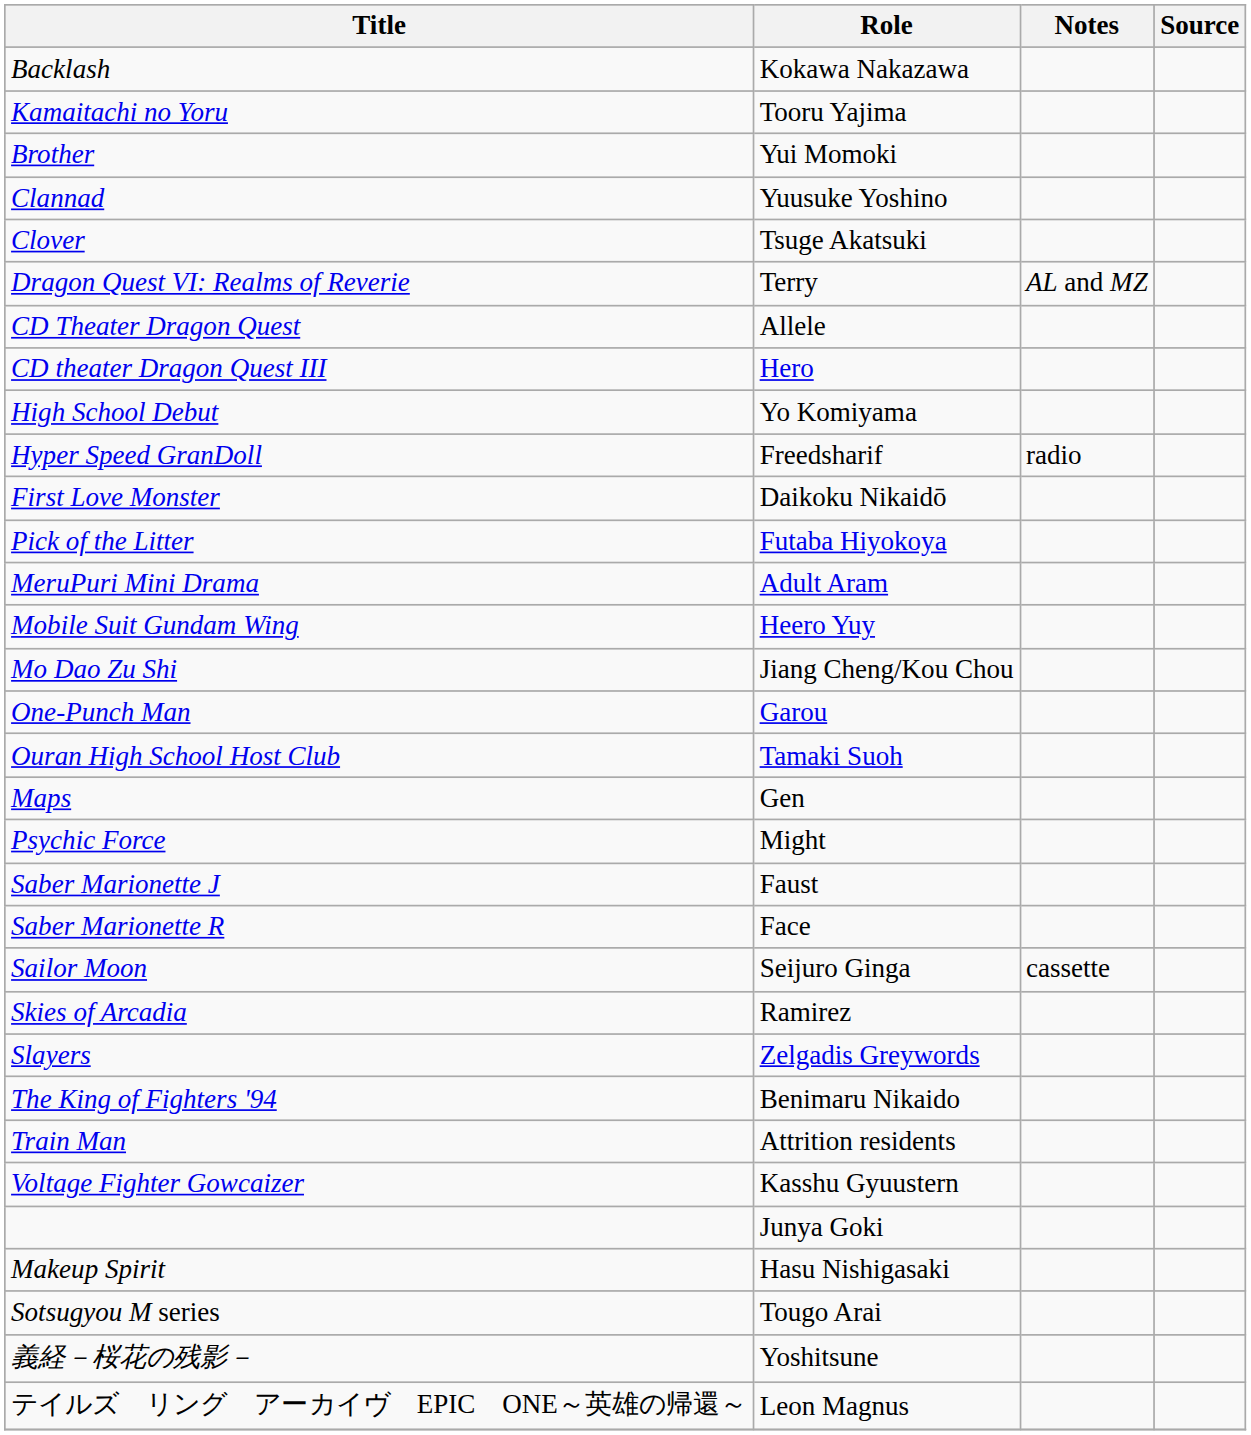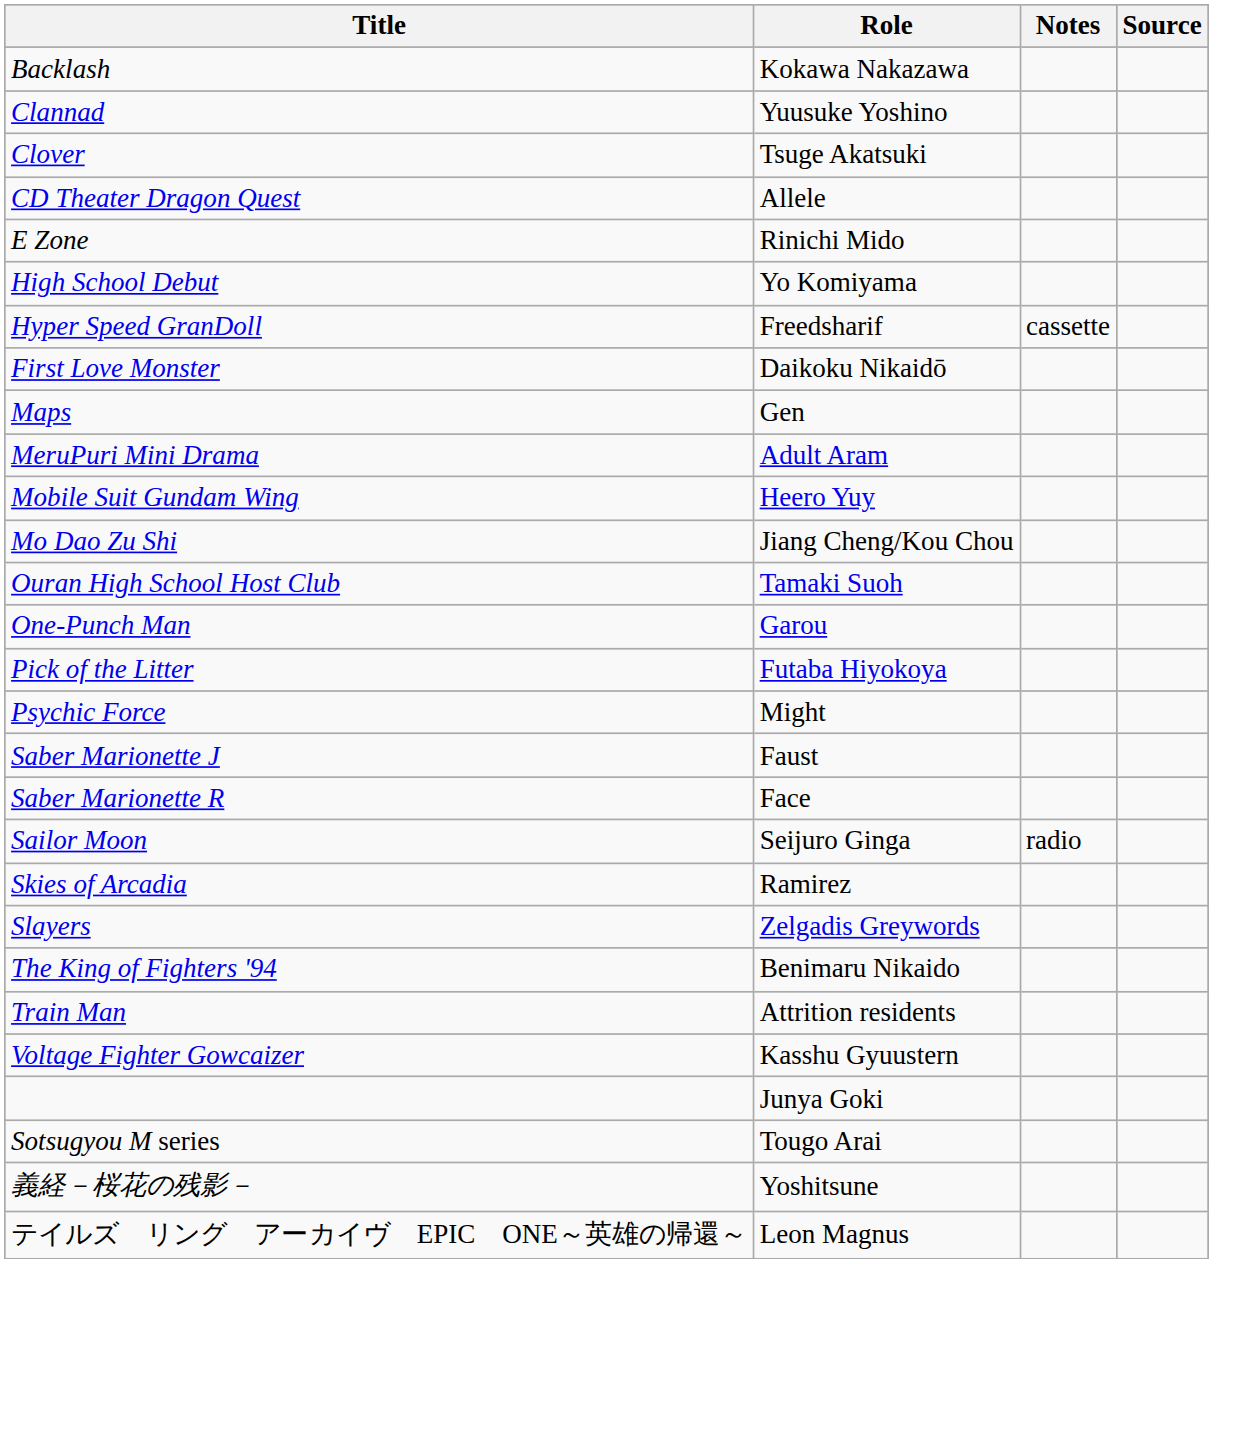- row: (120, 111)
- row: (53, 154)
- row: (210, 283)
- row: (169, 369)
+ row: (50, 240)
(1054, 454) radio -> (1068, 326) cassette
rows swapped: (41, 797) <-> (102, 540)
rows swapped: (176, 754) <-> (101, 712)
(1068, 969) cassette -> (1054, 840) radio
- row: (88, 1269)
